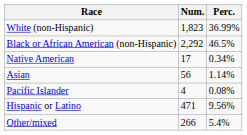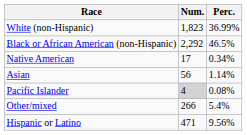(183, 91) no background -> (183, 91) lightgrey background
rows swapped: (32, 122) <-> (44, 106)
